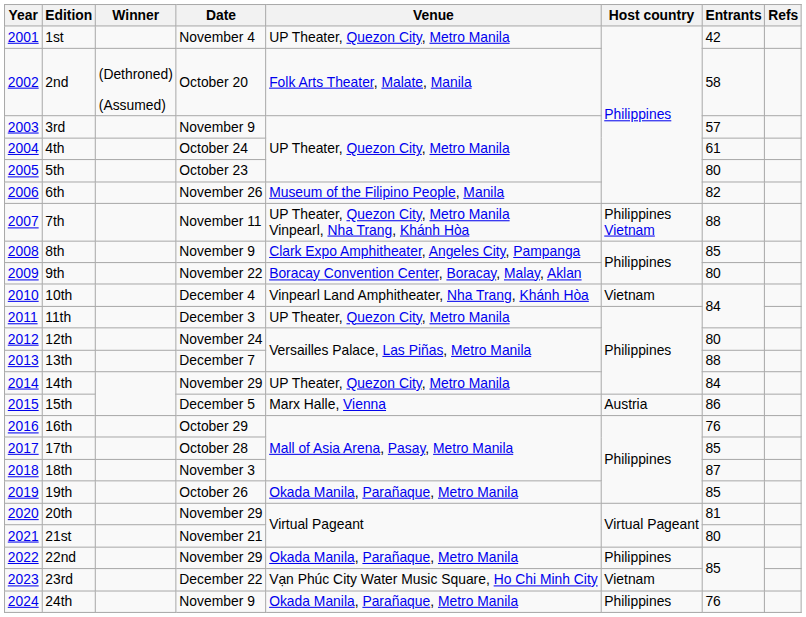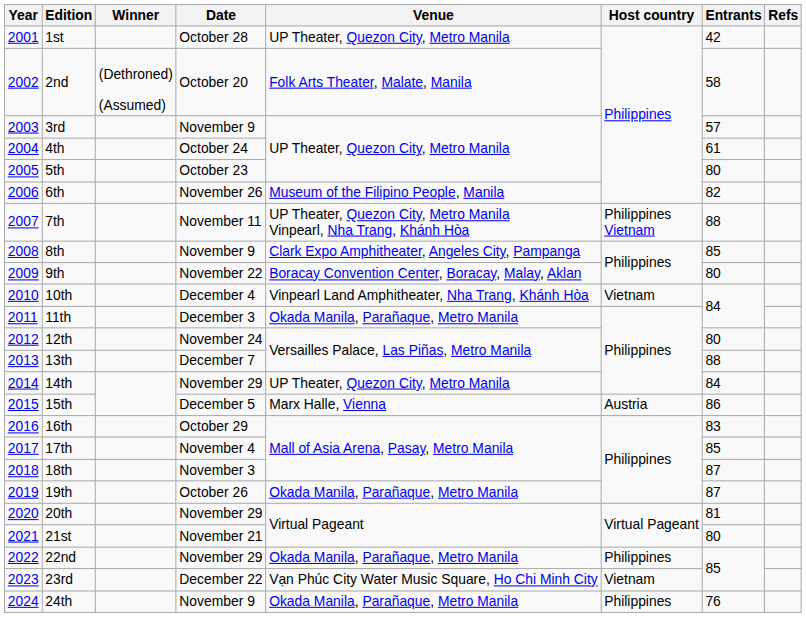(217, 37) November 4 -> (214, 37) October 28
(389, 317) UP Theater, Quezon City, Metro Manila -> (394, 317) Okada Manila, Parañaque, Metro Manila
(713, 426) 76 -> (713, 426) 83
(214, 448) October 28 -> (217, 448) November 4
(713, 492) 85 -> (713, 492) 87
